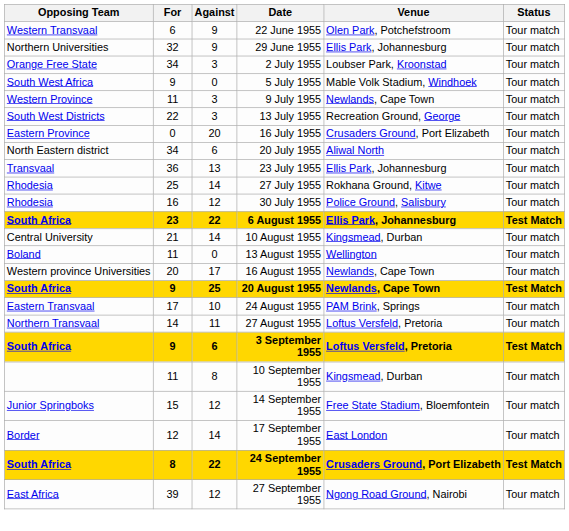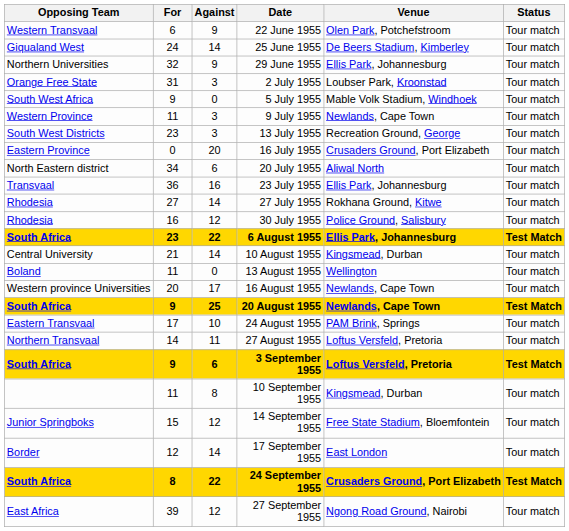+ row: (288, 47)
(173, 64) 34 -> (173, 82) 31
(173, 116) 22 -> (173, 133) 23
(215, 168) 13 -> (215, 185) 16
(173, 185) 25 -> (173, 202) 27
